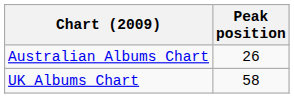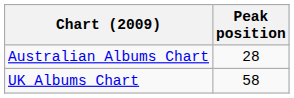(251, 57) 26 -> (251, 57) 28
